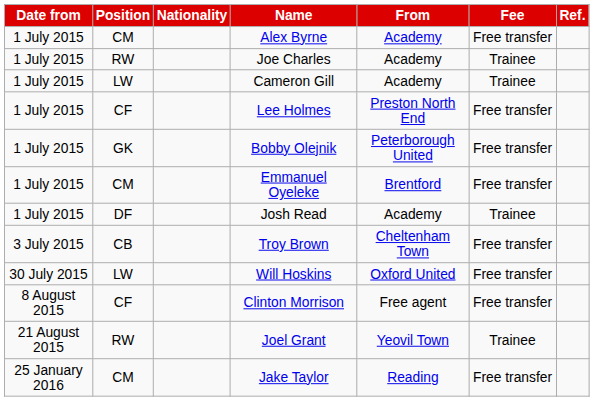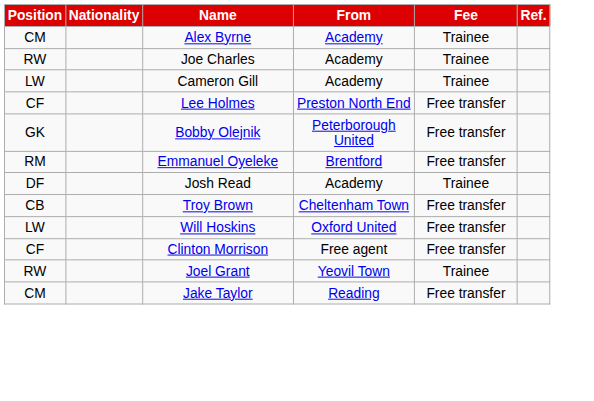- column: (48, 16)
(512, 38) Free transfer -> (466, 38) Trainee
(123, 185) CM -> (35, 162) RM
